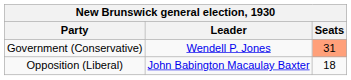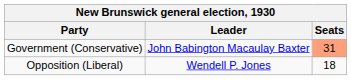(229, 48) Wendell P. Jones -> (229, 48) John Babington Macaulay Baxter
(229, 65) John Babington Macaulay Baxter -> (229, 65) Wendell P. Jones
